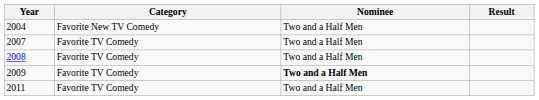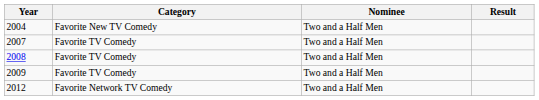(325, 73) bold -> (343, 73) normal
- row: (16, 88)
+ row: (16, 88)
